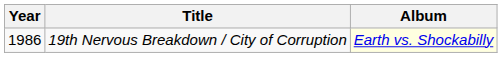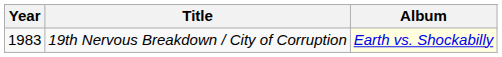(25, 40) 1986 -> (25, 40) 1983
